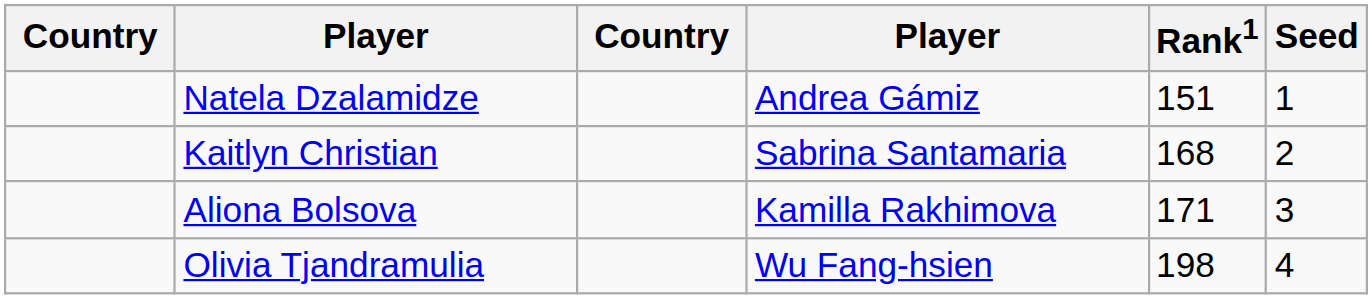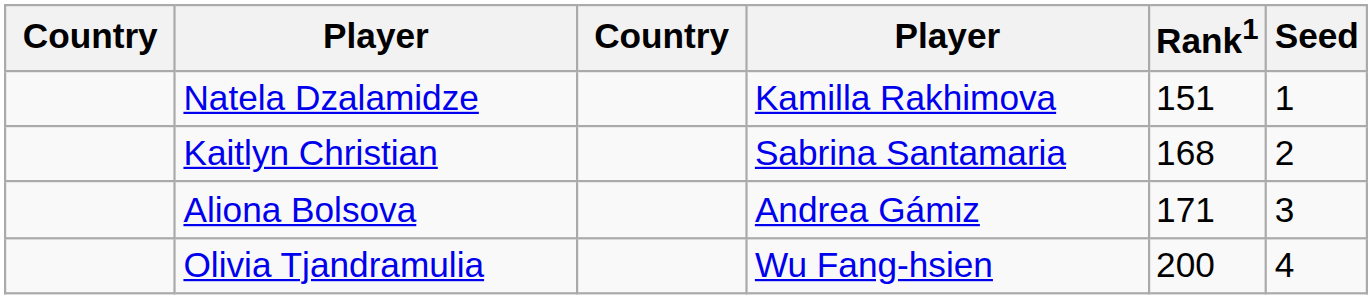(867, 97) Andrea Gámiz -> (906, 97) Kamilla Rakhimova
(906, 209) Kamilla Rakhimova -> (867, 209) Andrea Gámiz
(1185, 265) 198 -> (1185, 265) 200
